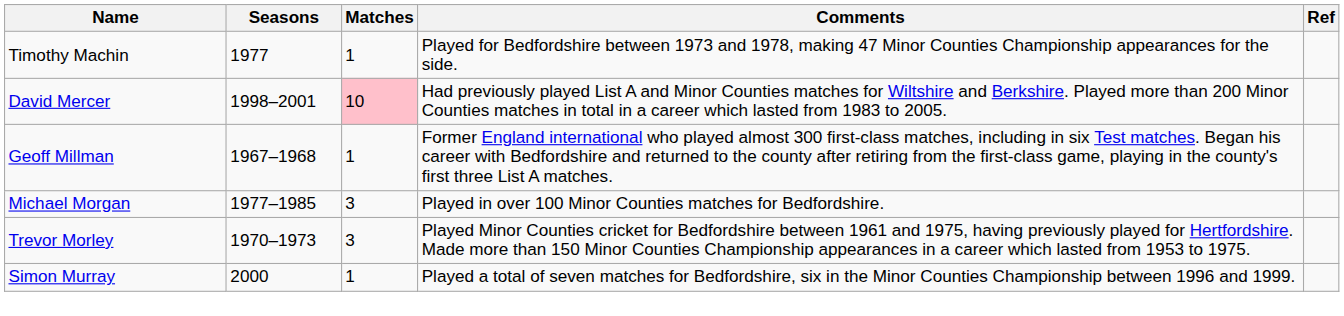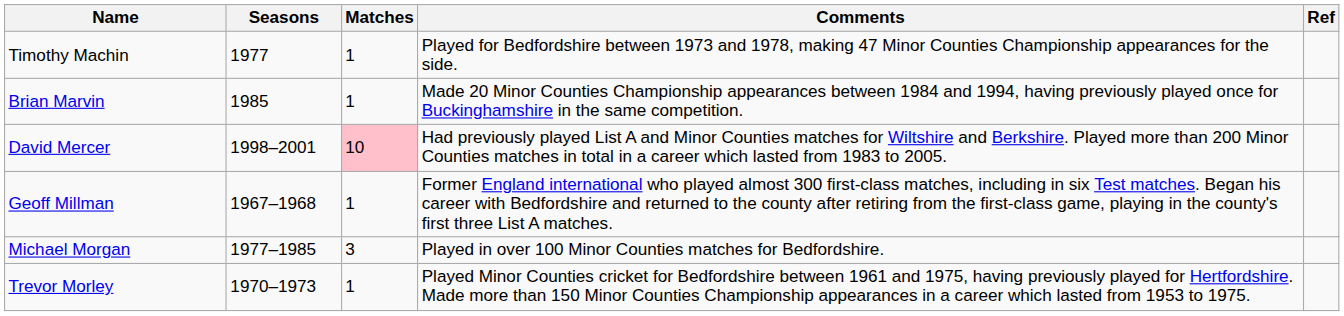+ row: (57, 101)
(350, 240) 3 -> (350, 286) 1
- row: (62, 277)
